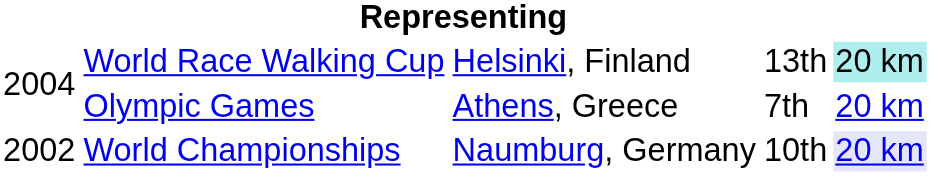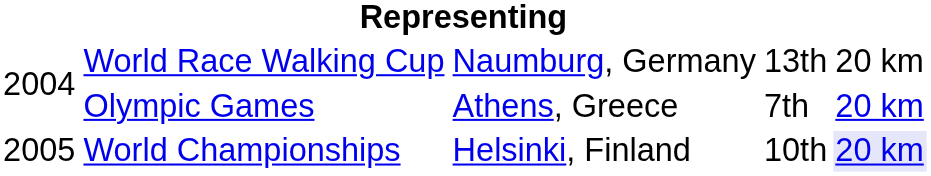(572, 61) Helsinki, Finland -> (604, 61) Naumburg, Germany
(880, 61) paleturquoise background -> (880, 61) no background
(39, 150) 2002 -> (39, 150) 2005
(604, 150) Naumburg, Germany -> (572, 150) Helsinki, Finland
